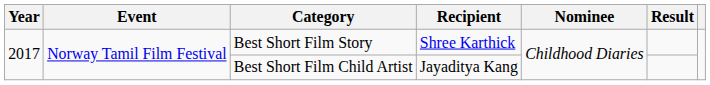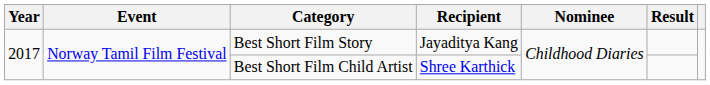(468, 42) Shree Karthick -> (469, 42) Jayaditya Kang
(469, 67) Jayaditya Kang -> (468, 67) Shree Karthick
